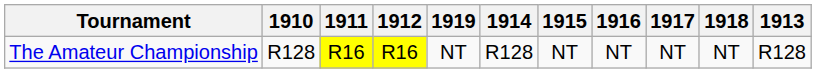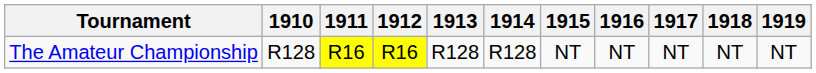columns swapped: (782, 21) <-> (453, 21)
